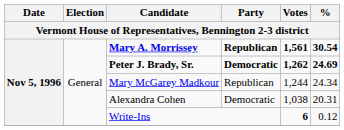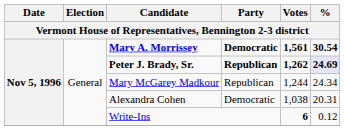(251, 47) Republican -> (251, 47) Democratic
(251, 64) Democratic -> (251, 64) Republican
(325, 64) no background -> (325, 64) lavender background
